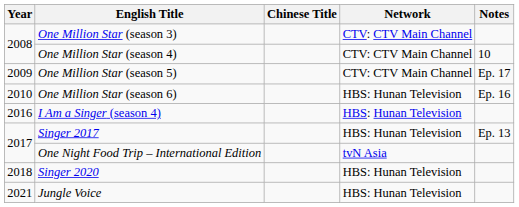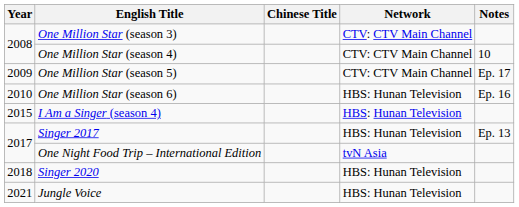(20, 113) 2016 -> (20, 113) 2015
